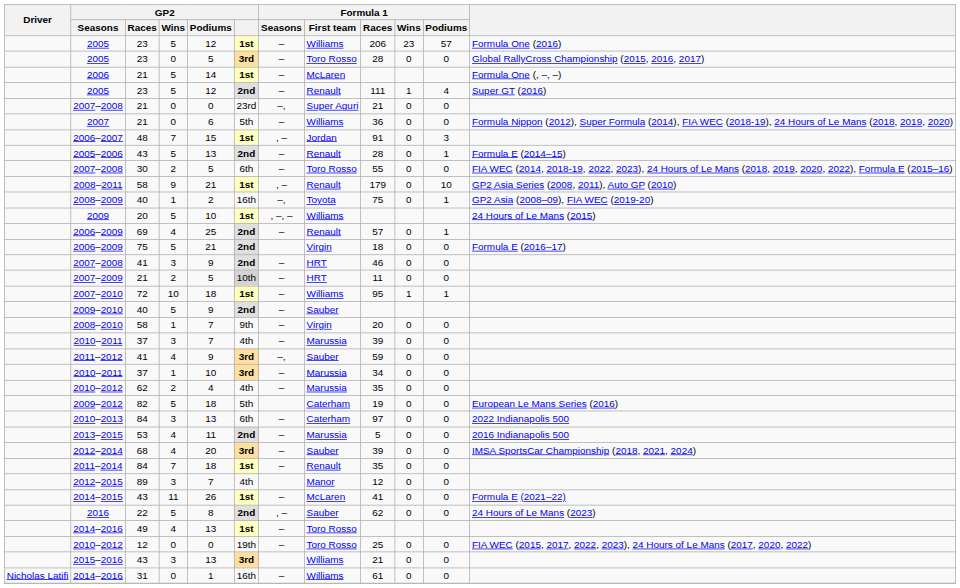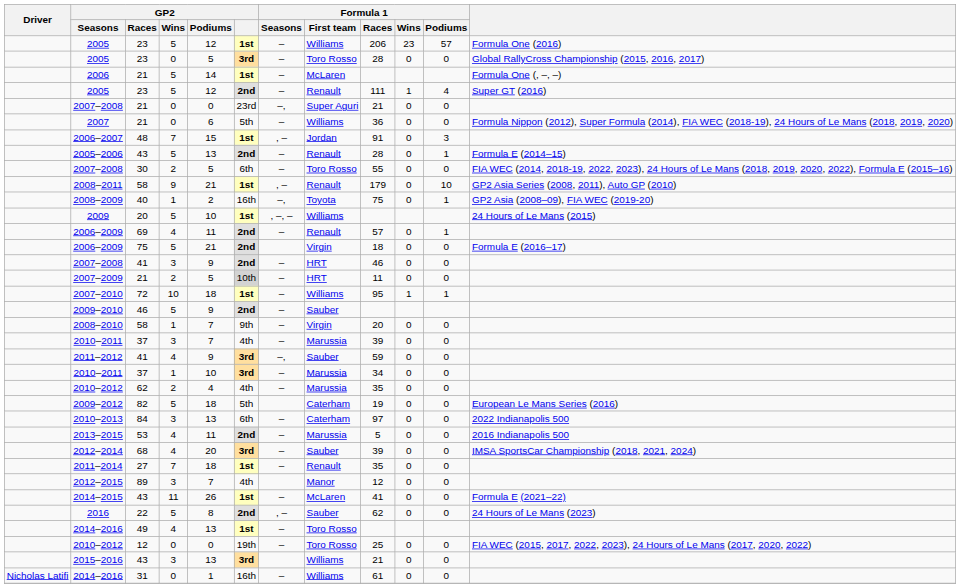(211, 231) 25 -> (211, 231) 11
(142, 309) 40 -> (142, 309) 46
(142, 466) 84 -> (142, 466) 27
